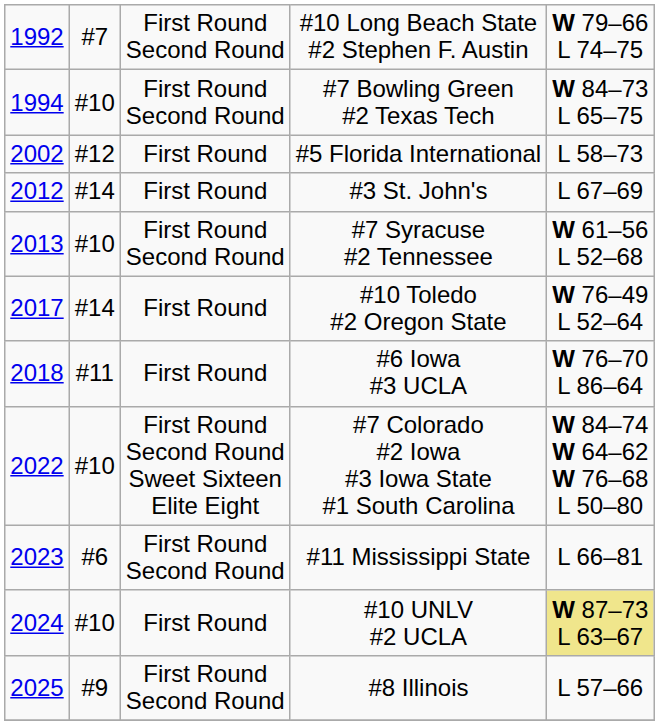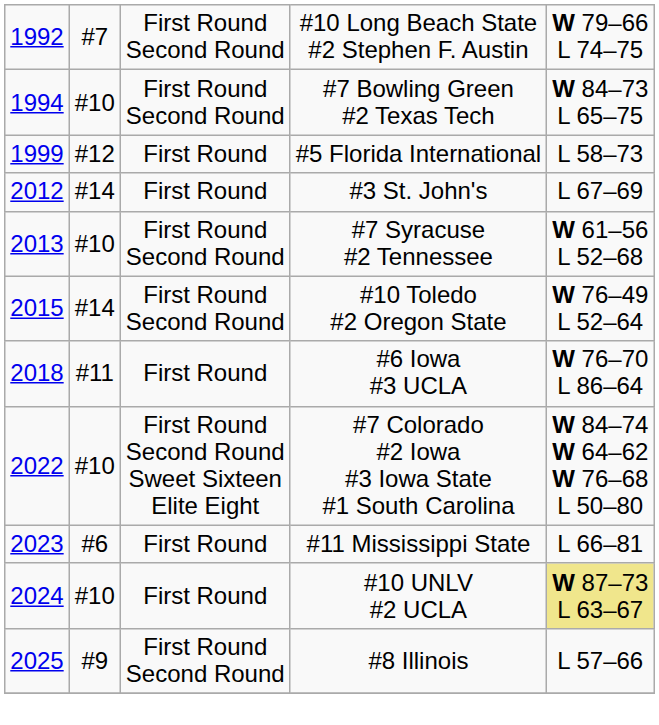(37, 153) 2002 -> (37, 153) 1999
(37, 308) 2017 -> (37, 308) 2015
(205, 308) First Round -> (205, 308) First Round Second Round
(205, 557) First Round Second Round -> (205, 544) First Round
